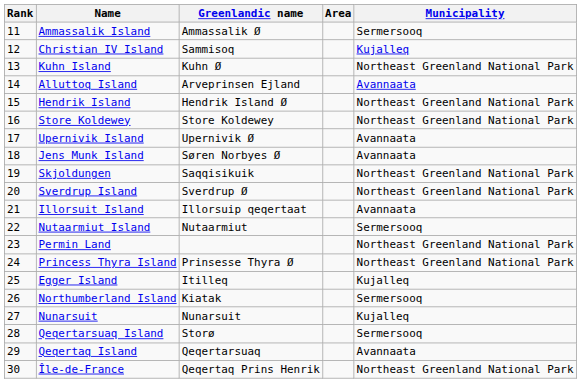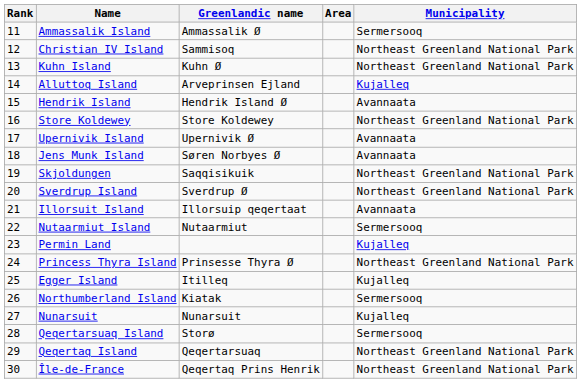(383, 49) Kujalleq -> (465, 49) Northeast Greenland National Park
(386, 85) Avannaata -> (383, 85) Kujalleq
(465, 102) Northeast Greenland National Park -> (386, 102) Avannaata
(465, 245) Northeast Greenland National Park -> (383, 245) Kujalleq
(386, 351) Avannaata -> (465, 351) Northeast Greenland National Park
